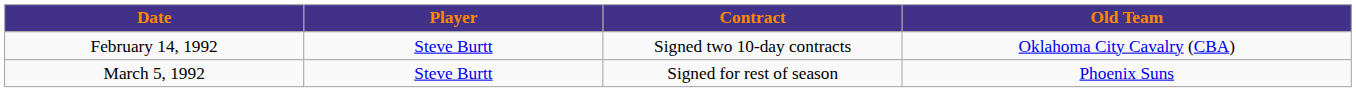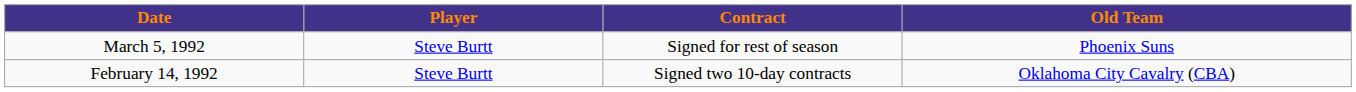rows swapped: (154, 45) <-> (154, 73)
